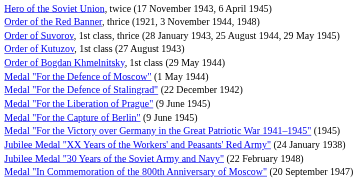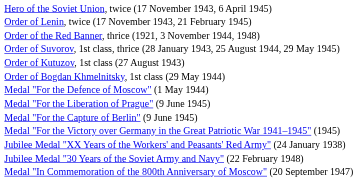+ row: (128, 22)
- row: (124, 90)
